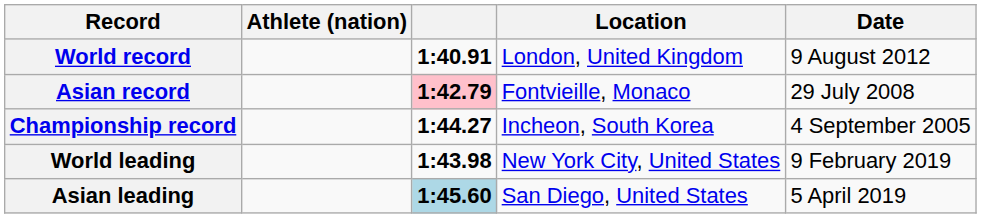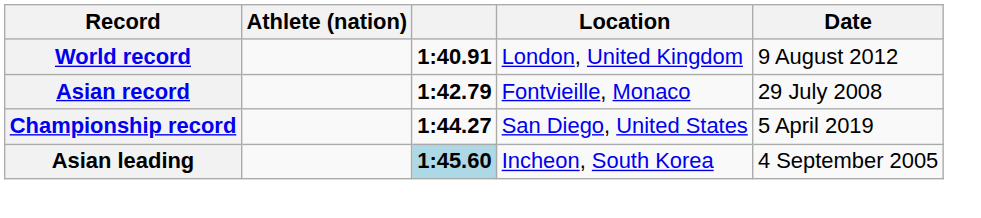(454, 91) pink background -> (454, 91) no background
(608, 126) Incheon, South Korea -> (625, 126) San Diego, United States
(881, 126) 4 September 2005 -> (816, 126) 5 April 2019
- row: (123, 160)
(625, 195) San Diego, United States -> (608, 160) Incheon, South Korea
(848, 195) 5 April 2019 -> (848, 160) 4 September 2005
